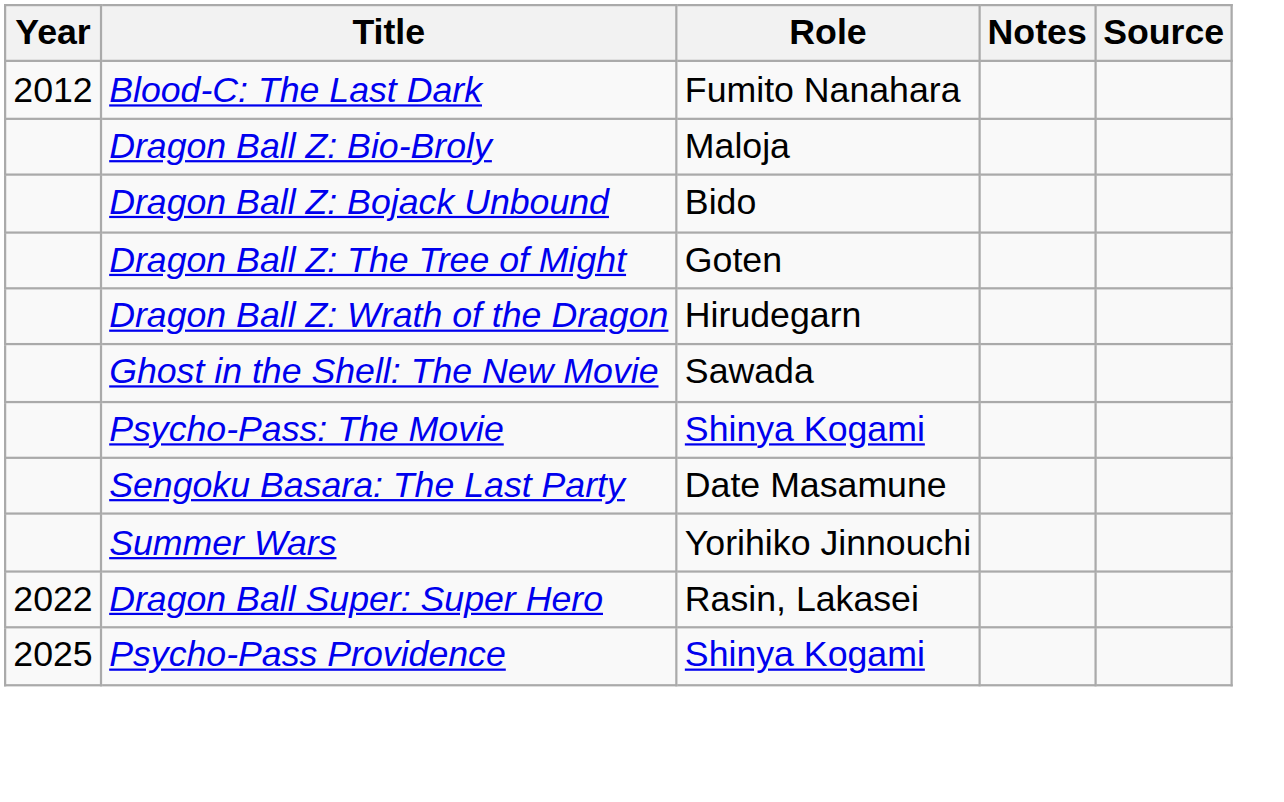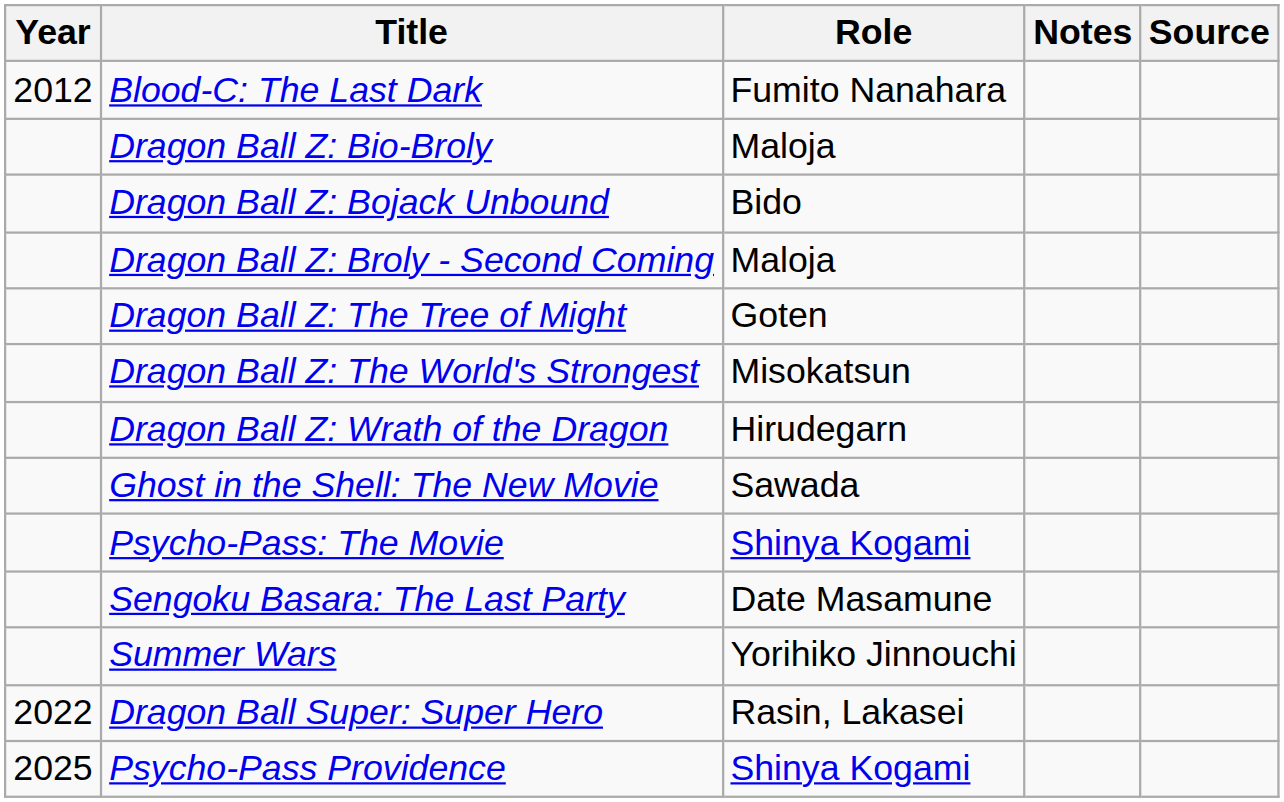+ row: (412, 259)
+ row: (404, 372)
